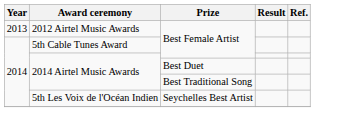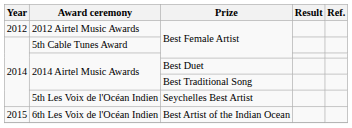(17, 28) 2013 -> (17, 28) 2012
+ row: (95, 114)
